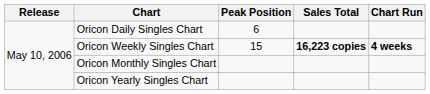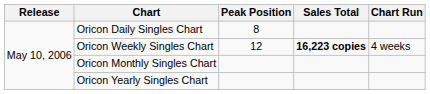(256, 30) 6 -> (256, 30) 8
(256, 47) 15 -> (256, 47) 12
(392, 47) bold -> (391, 47) normal
